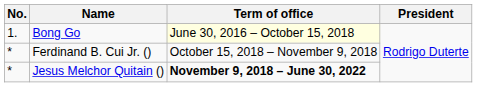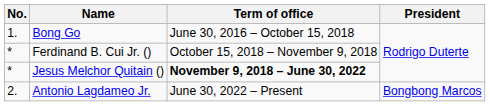(262, 33) lightyellow background -> (262, 33) no background
+ row: (92, 91)
